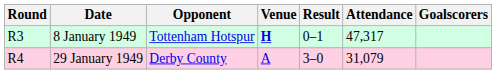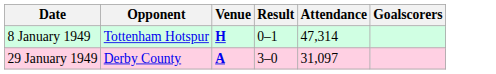- column: (27, 15)
(365, 36) 47,317 -> (319, 36) 47,314
(266, 58) normal -> (220, 58) bold
(365, 58) 31,079 -> (319, 58) 31,097
